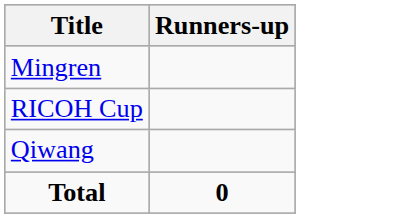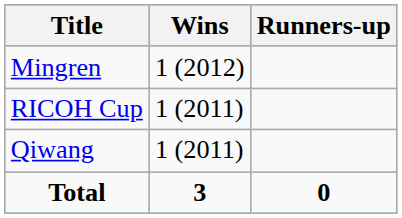+ column: (200, 25)
